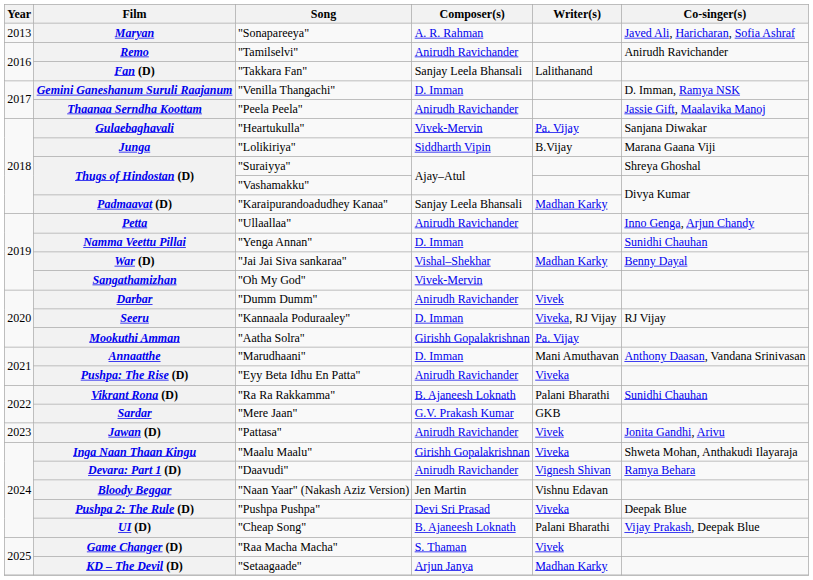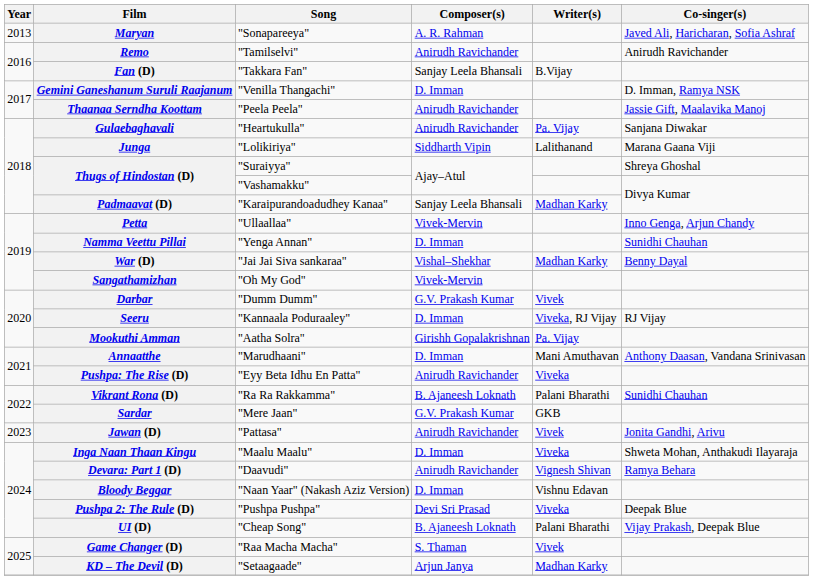(564, 71) Lalithanand -> (554, 71) B.Vijay
(449, 128) Vivek-Mervin -> (466, 128) Anirudh Ravichander
(554, 147) B.Vijay -> (564, 147) Lalithanand
(466, 223) Anirudh Ravichander -> (449, 223) Vivek-Mervin
(466, 299) Anirudh Ravichander -> (464, 299) G.V. Prakash Kumar
(472, 451) Girishh Gopalakrishnan -> (439, 451) D. Imman
(440, 489) Jen Martin -> (439, 489) D. Imman
